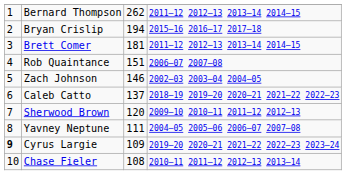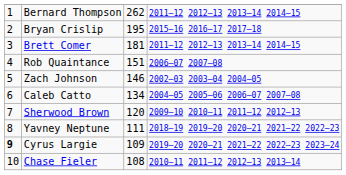(136, 29) 194 -> (136, 29) 195
(136, 95) 137 -> (136, 95) 134
(244, 95) 2018–19 2019–20 2020–21 2021–22 2022–23 -> (225, 95) 2004–05 2005–06 2006–07 2007–08
(225, 128) 2004–05 2005–06 2006–07 2007–08 -> (244, 128) 2018–19 2019–20 2020–21 2021–22 2022–23
